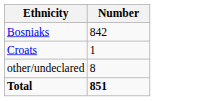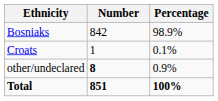+ column: (181, 13)
(93, 68) normal -> (93, 68) bold
